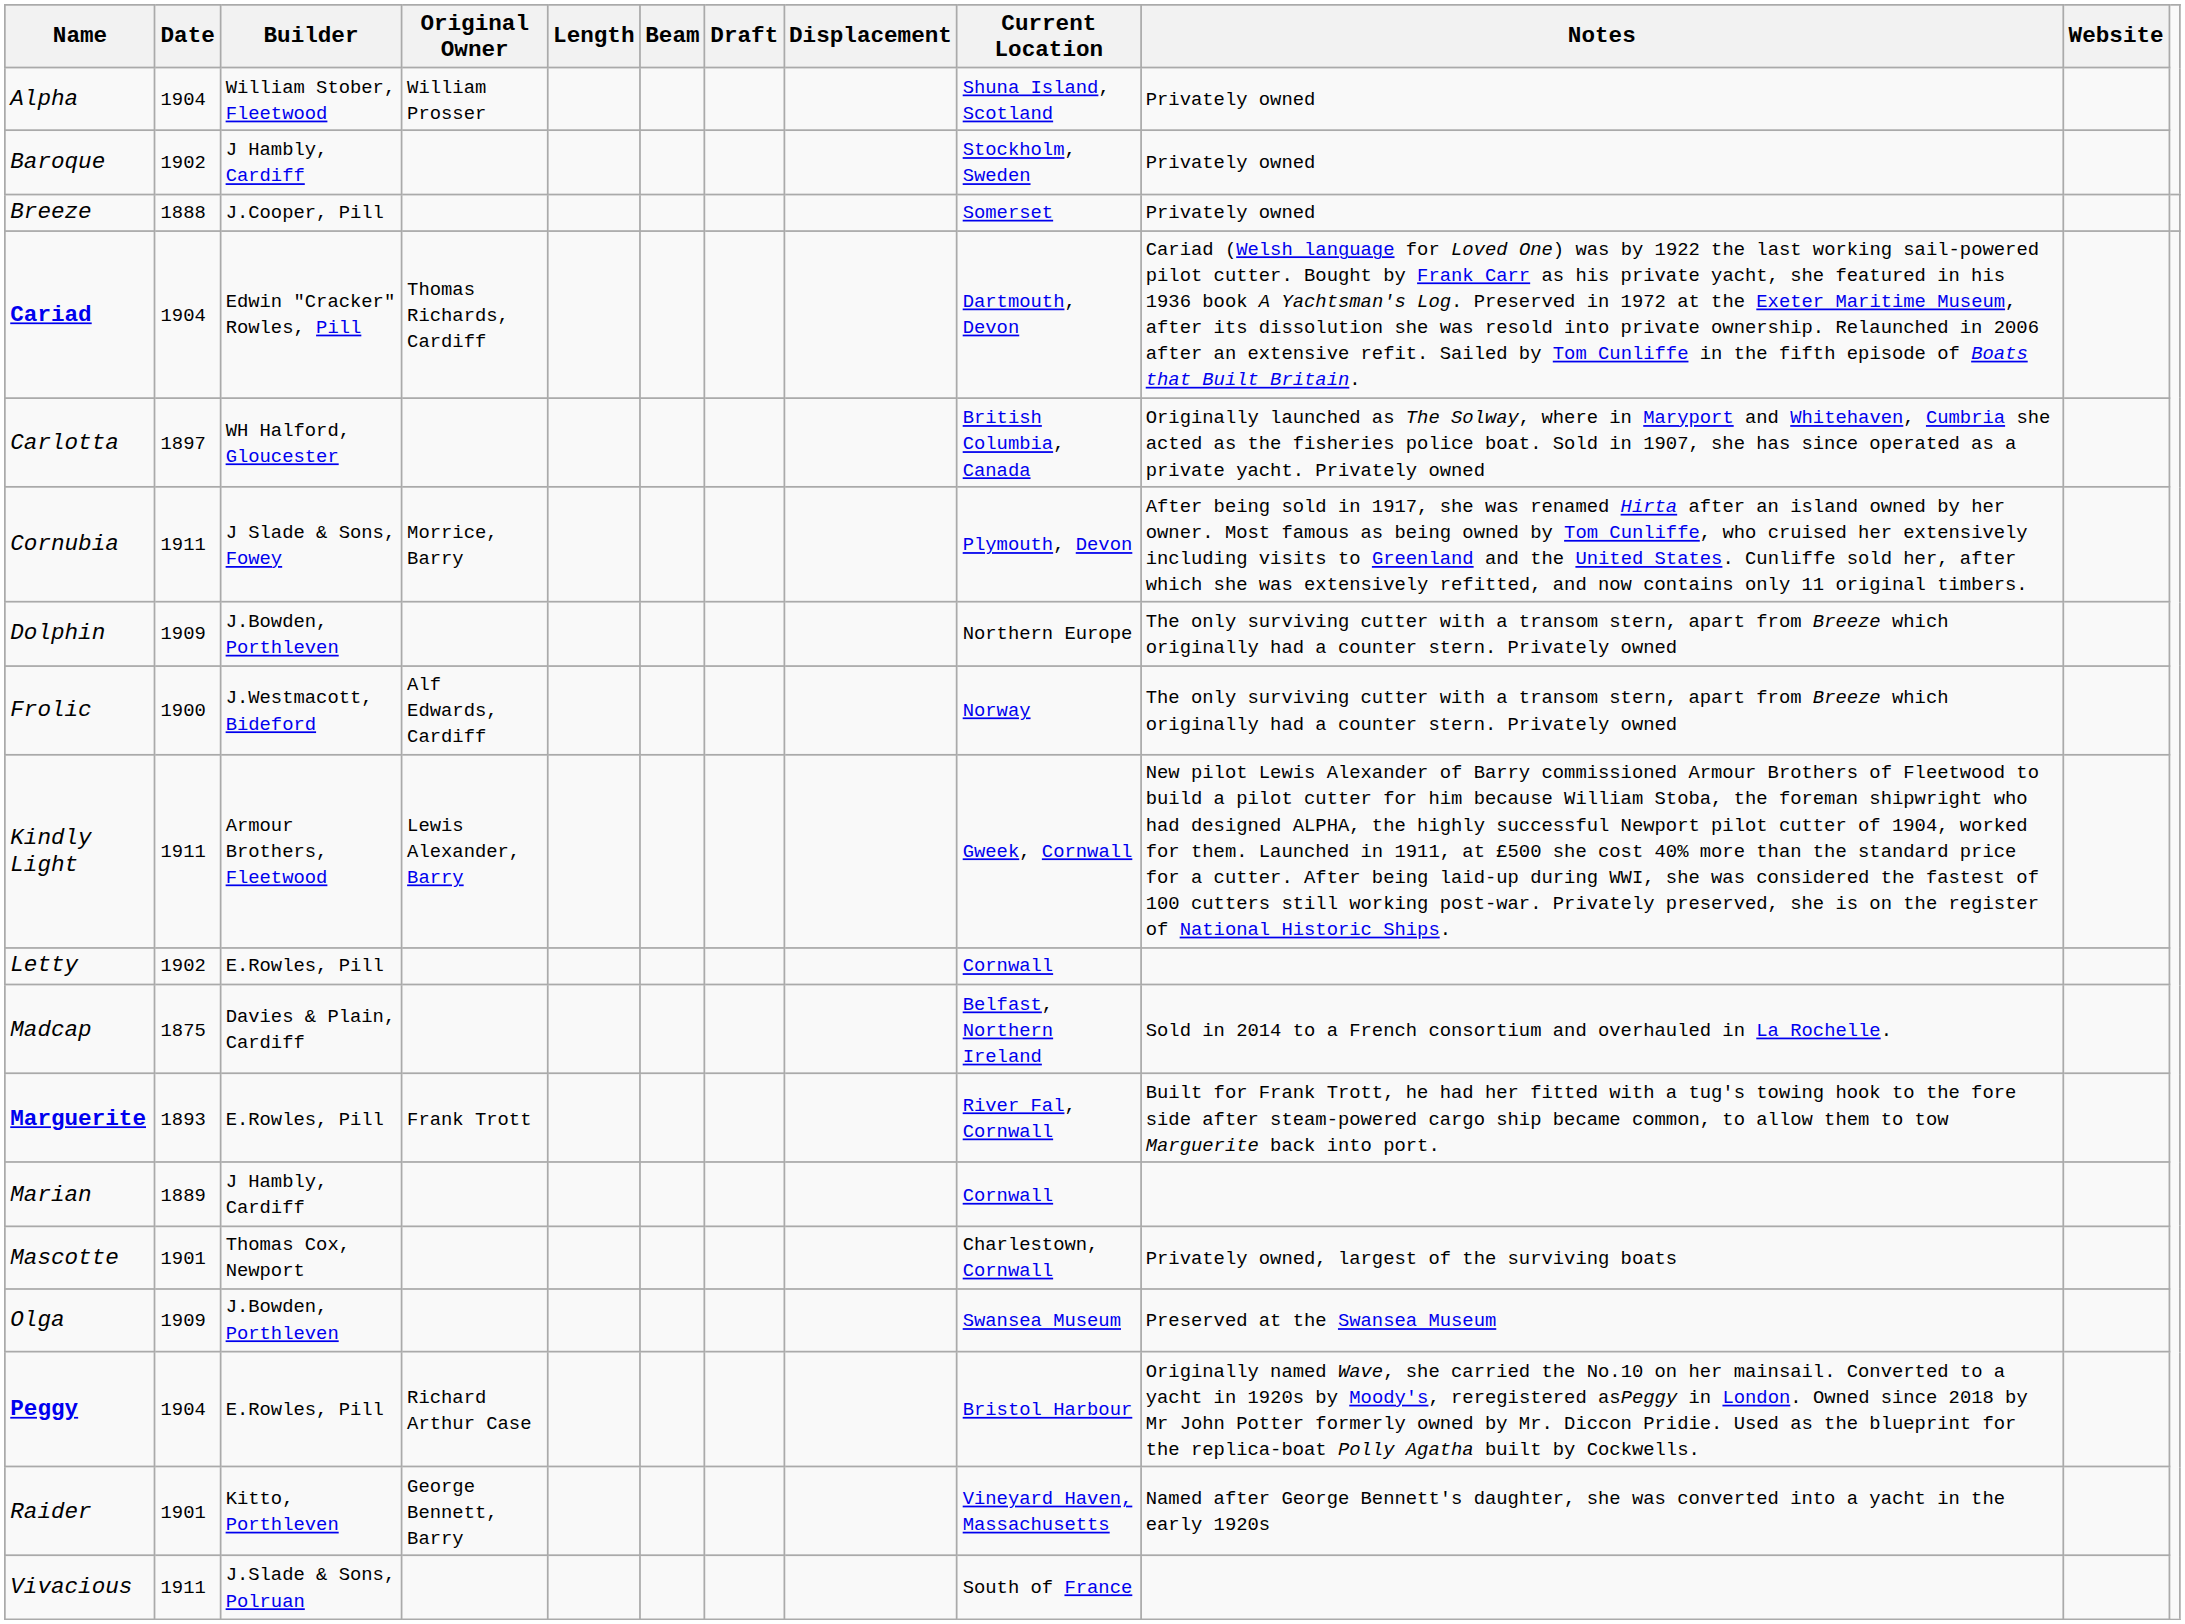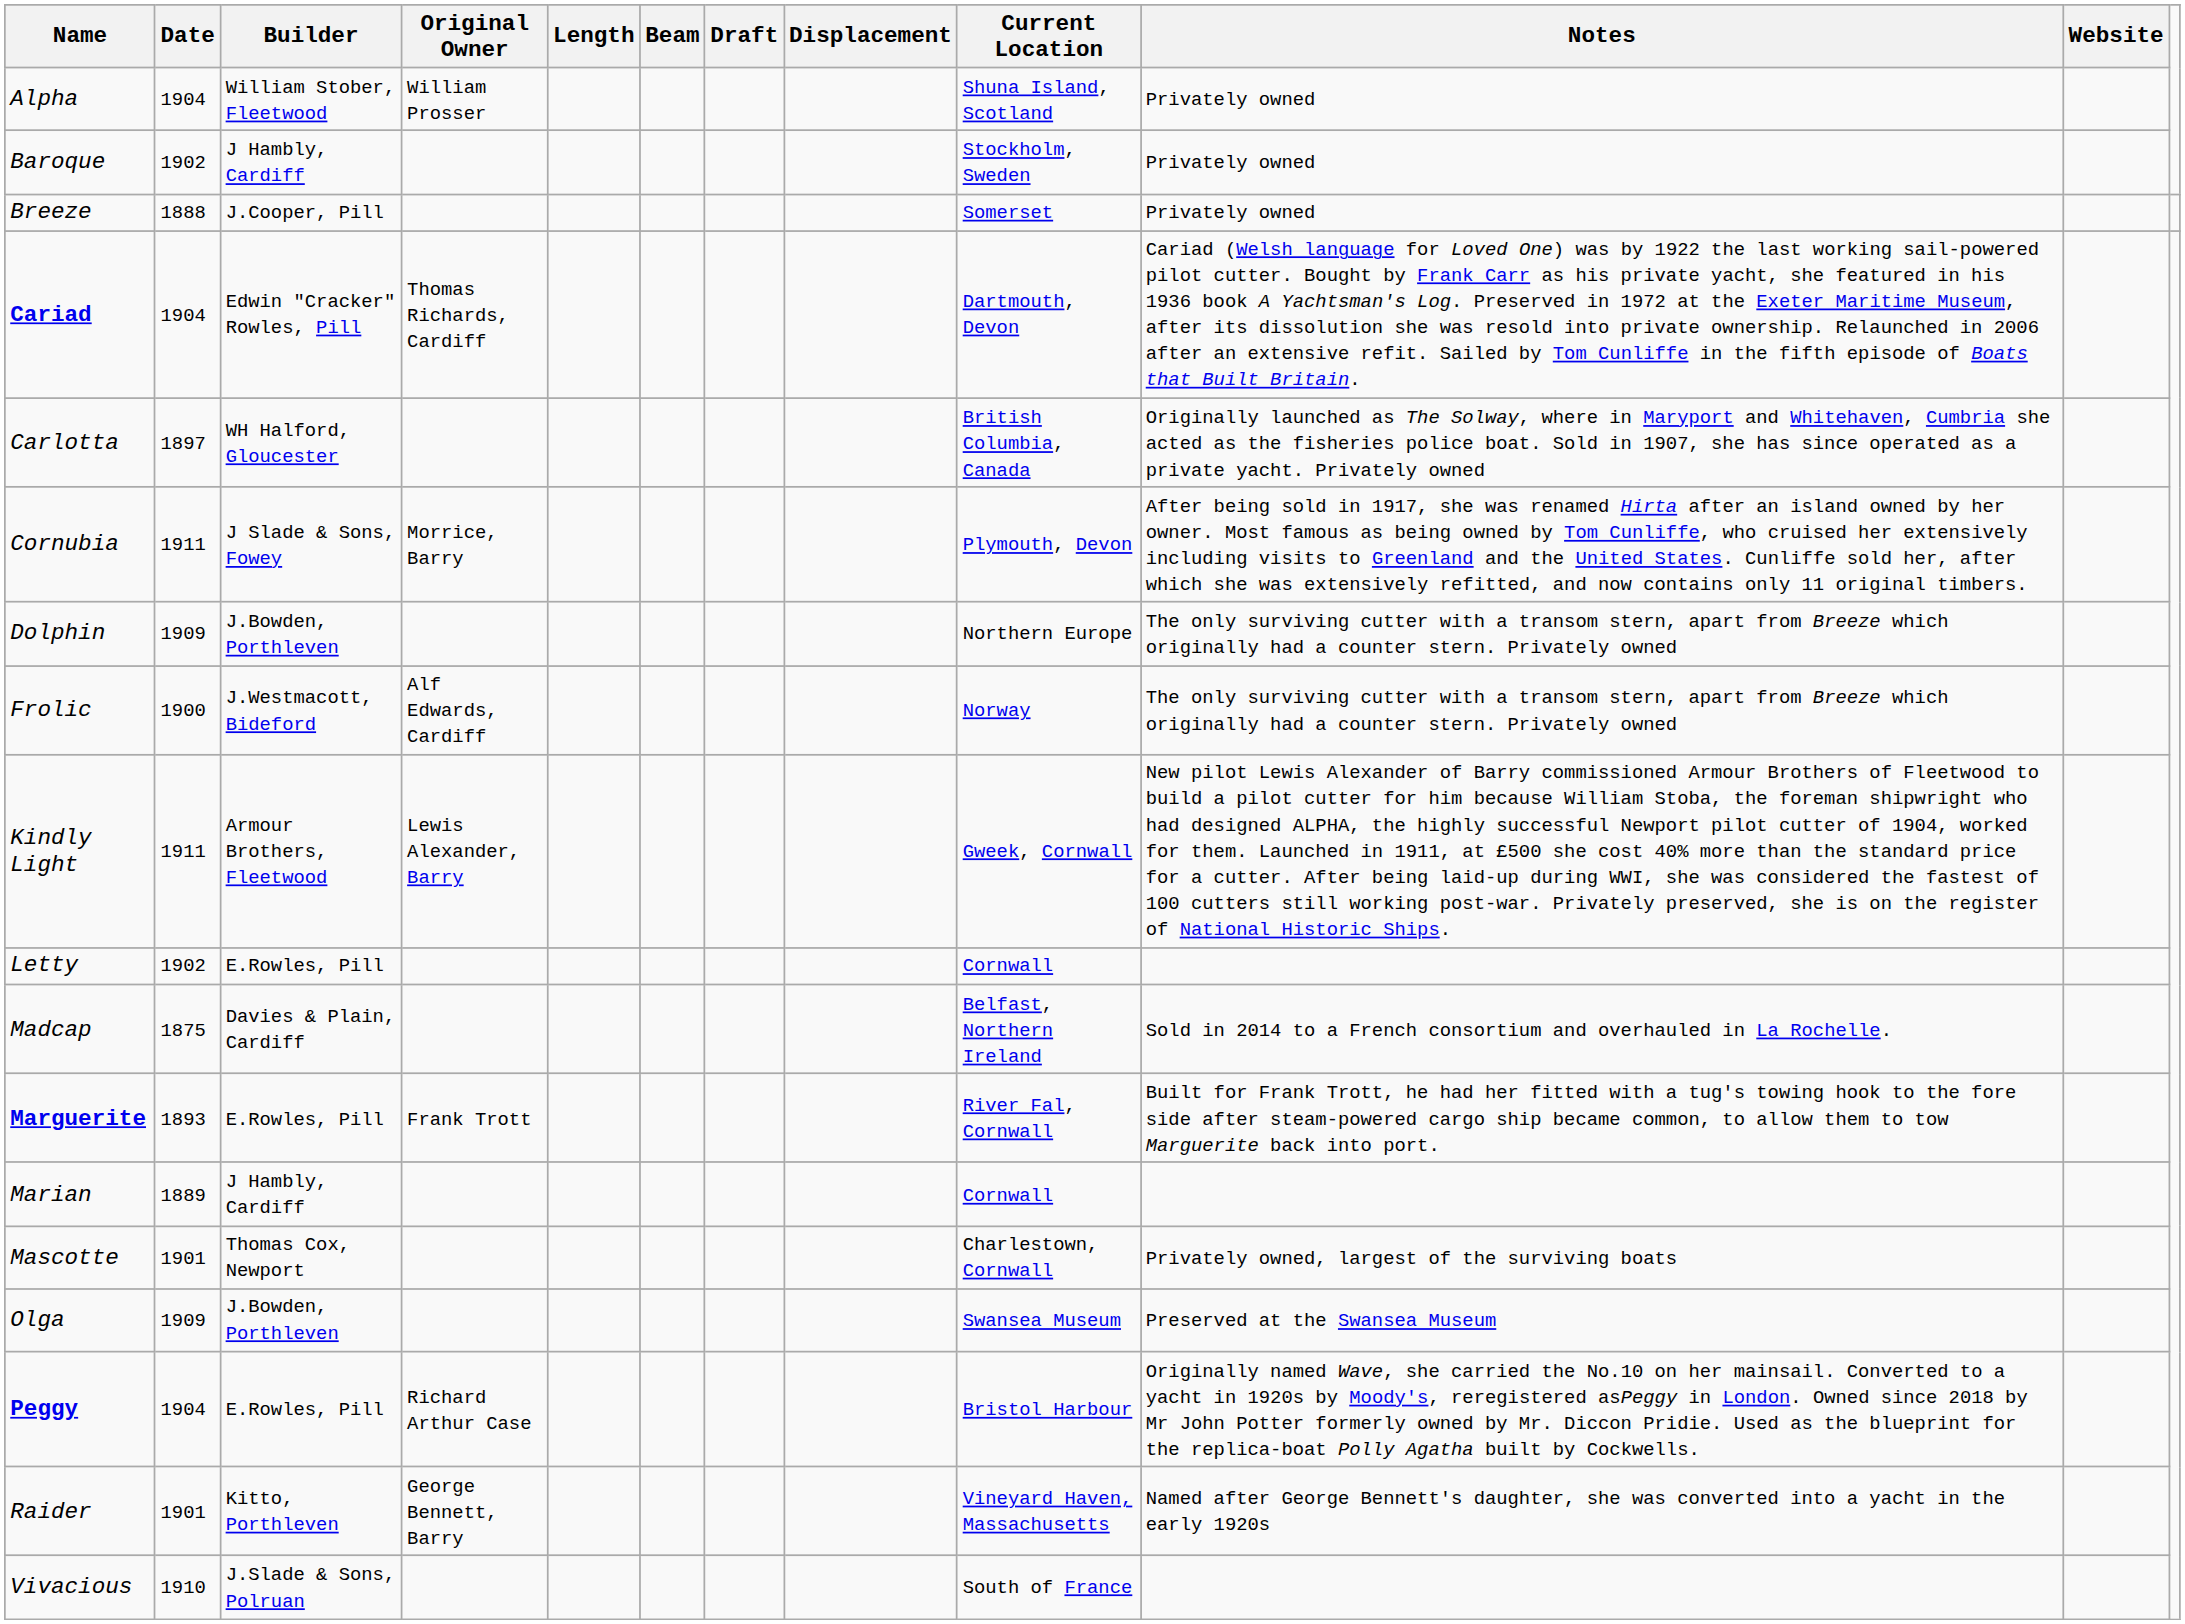(183, 1588) 1911 -> (183, 1588) 1910
